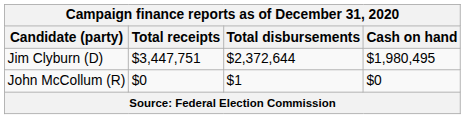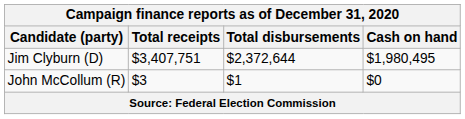(166, 59) $3,447,751 -> (166, 59) $3,407,751
(139, 80) $0 -> (139, 80) $3
